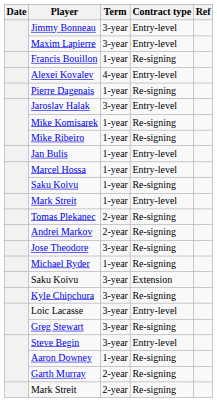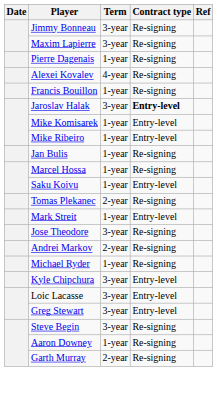(155, 28) Entry-level -> (154, 28) Re-signing
(155, 43) Entry-level -> (154, 43) Re-signing
rows swapped: (64, 59) <-> (63, 91)
(155, 75) Entry-level -> (154, 75) Re-signing
(155, 106) normal -> (156, 106) bold
(154, 122) Re-signing -> (155, 122) Entry-level
(154, 138) Re-signing -> (155, 138) Entry-level
(155, 153) Entry-level -> (154, 153) Re-signing
(155, 169) Entry-level -> (154, 169) Re-signing
(154, 185) Re-signing -> (155, 185) Entry-level
rows swapped: (63, 216) <-> (54, 201)
rows swapped: (62, 232) <-> (60, 248)
- row: (55, 279)
(154, 295) Re-signing -> (155, 279) Entry-level
(154, 327) Re-signing -> (155, 311) Entry-level
(155, 342) Entry-level -> (154, 327) Re-signing
- row: (54, 389)
